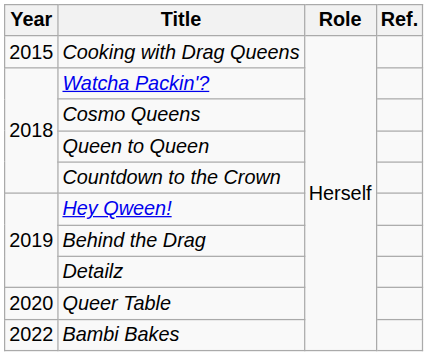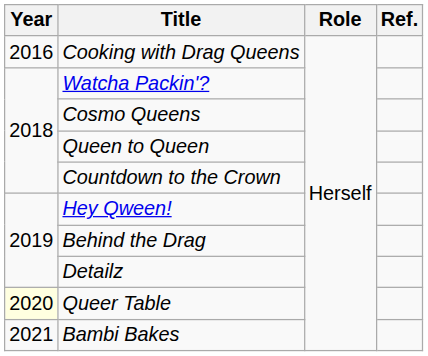(31, 51) 2015 -> (31, 51) 2016
(31, 303) no background -> (31, 303) lightyellow background
(31, 334) 2022 -> (31, 334) 2021
